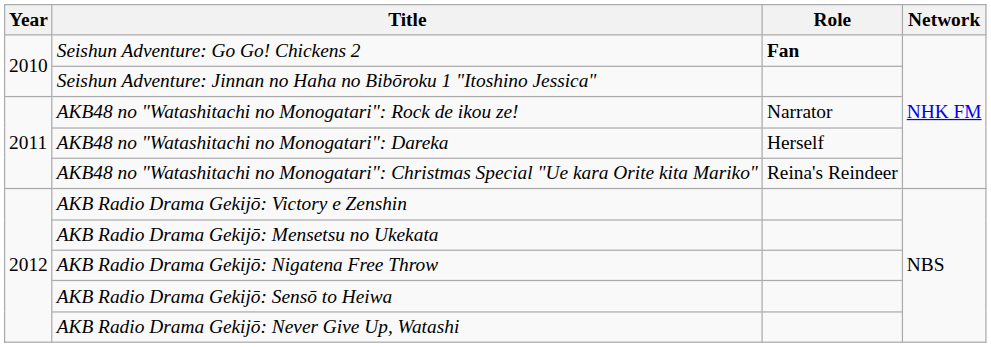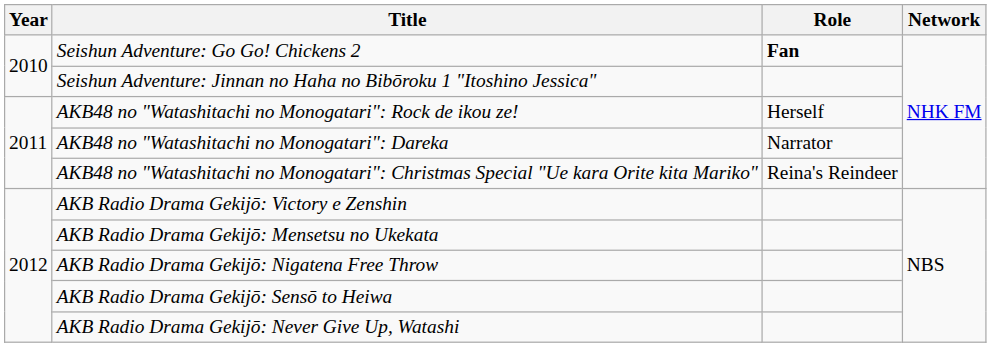(800, 111) Narrator -> (795, 111) Herself
(795, 142) Herself -> (800, 142) Narrator
